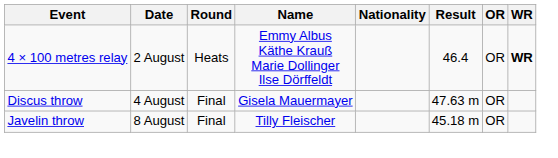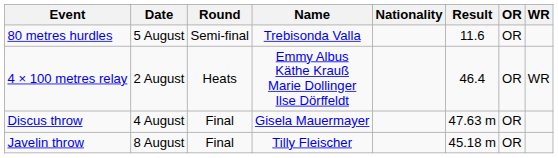+ row: (60, 35)
(522, 57) bold -> (539, 78) normal
